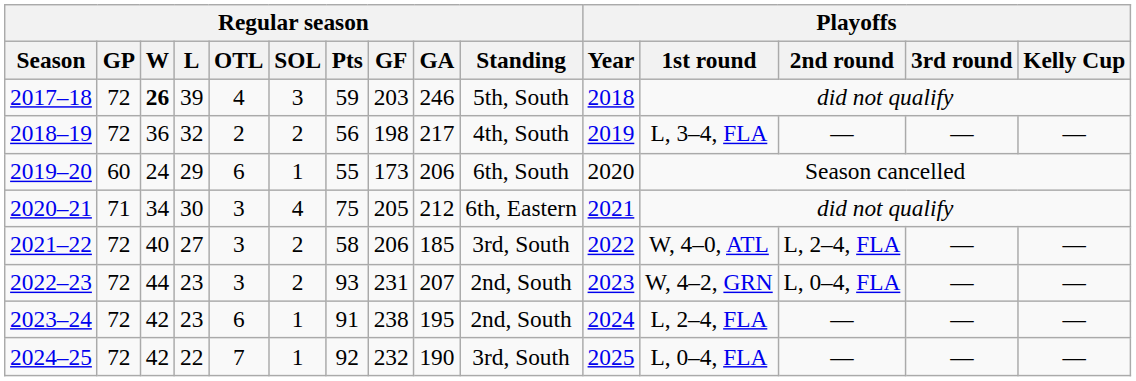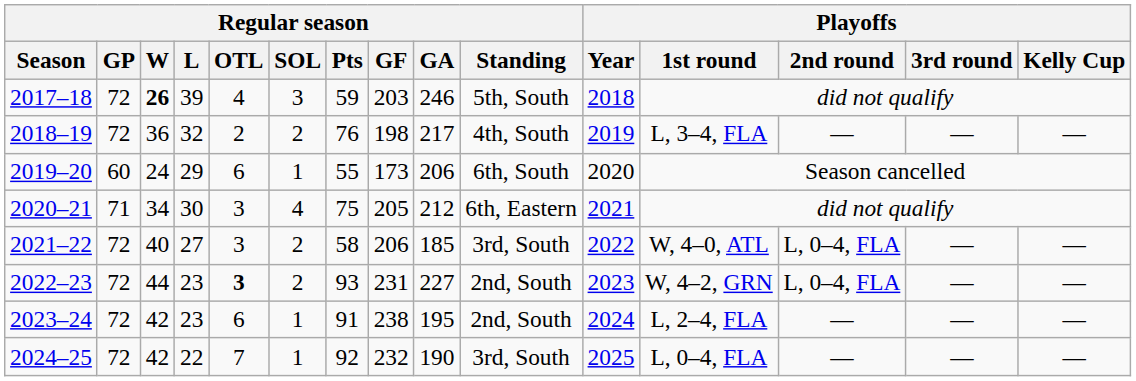(347, 134) 56 -> (347, 134) 76
(842, 245) L, 2–4, FLA -> (842, 245) L, 0–4, FLA
(239, 282) normal -> (239, 282) bold
(437, 282) 207 -> (437, 282) 227
